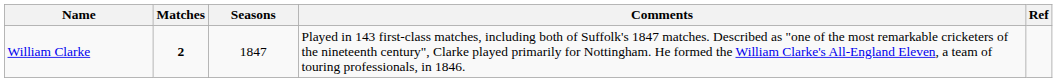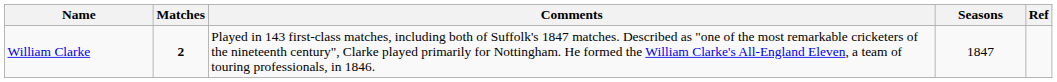columns swapped: (253, 15) <-> (662, 15)
